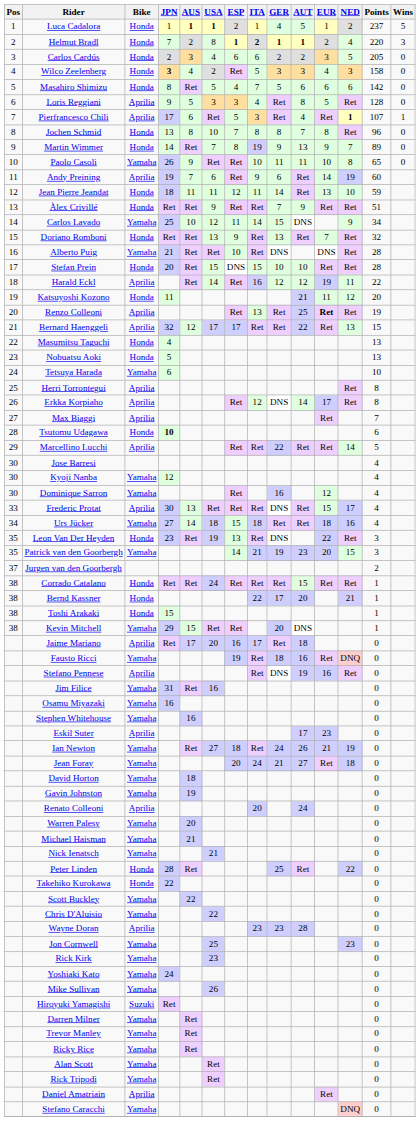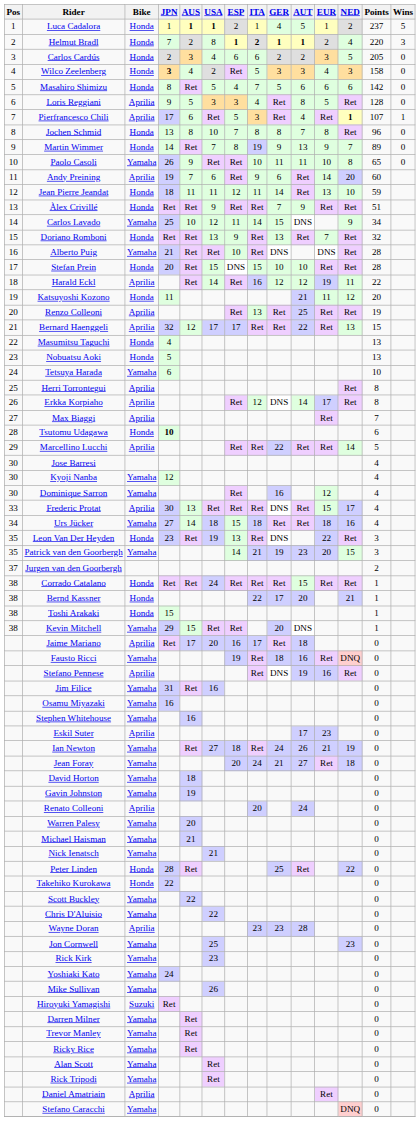(350, 176) 19 -> (350, 176) 20
(326, 312) bold -> (326, 312) normal
